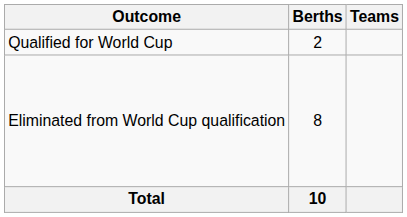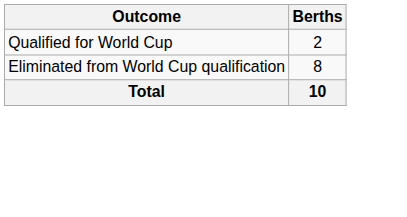- column: (374, 17)
